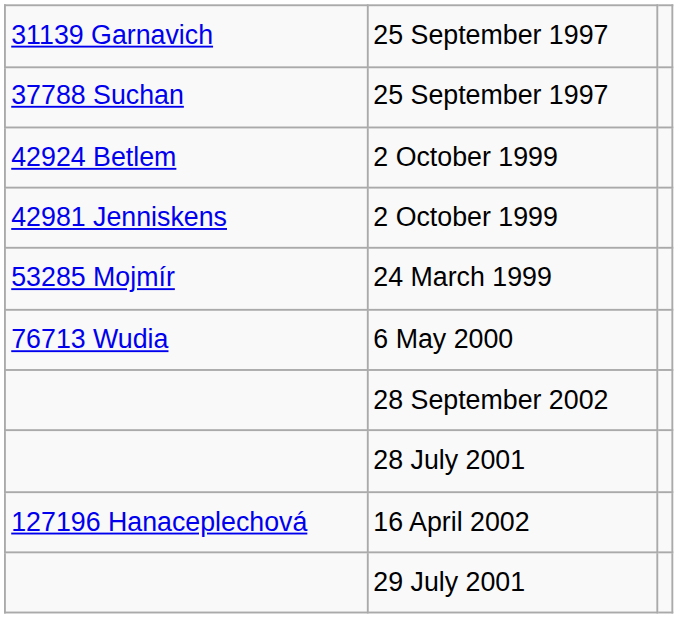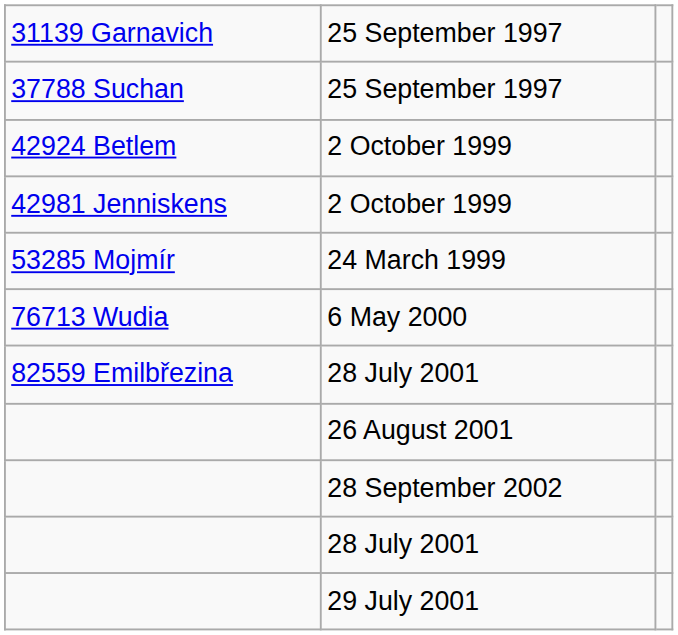+ row: (122, 373)
+ row: (163, 431)
- row: (159, 520)
